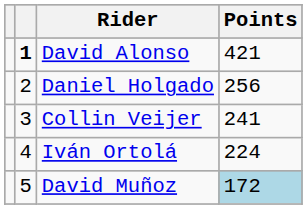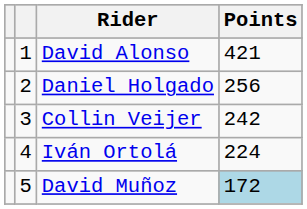(26, 55) bold -> (26, 55) normal
(242, 121) 241 -> (242, 121) 242
